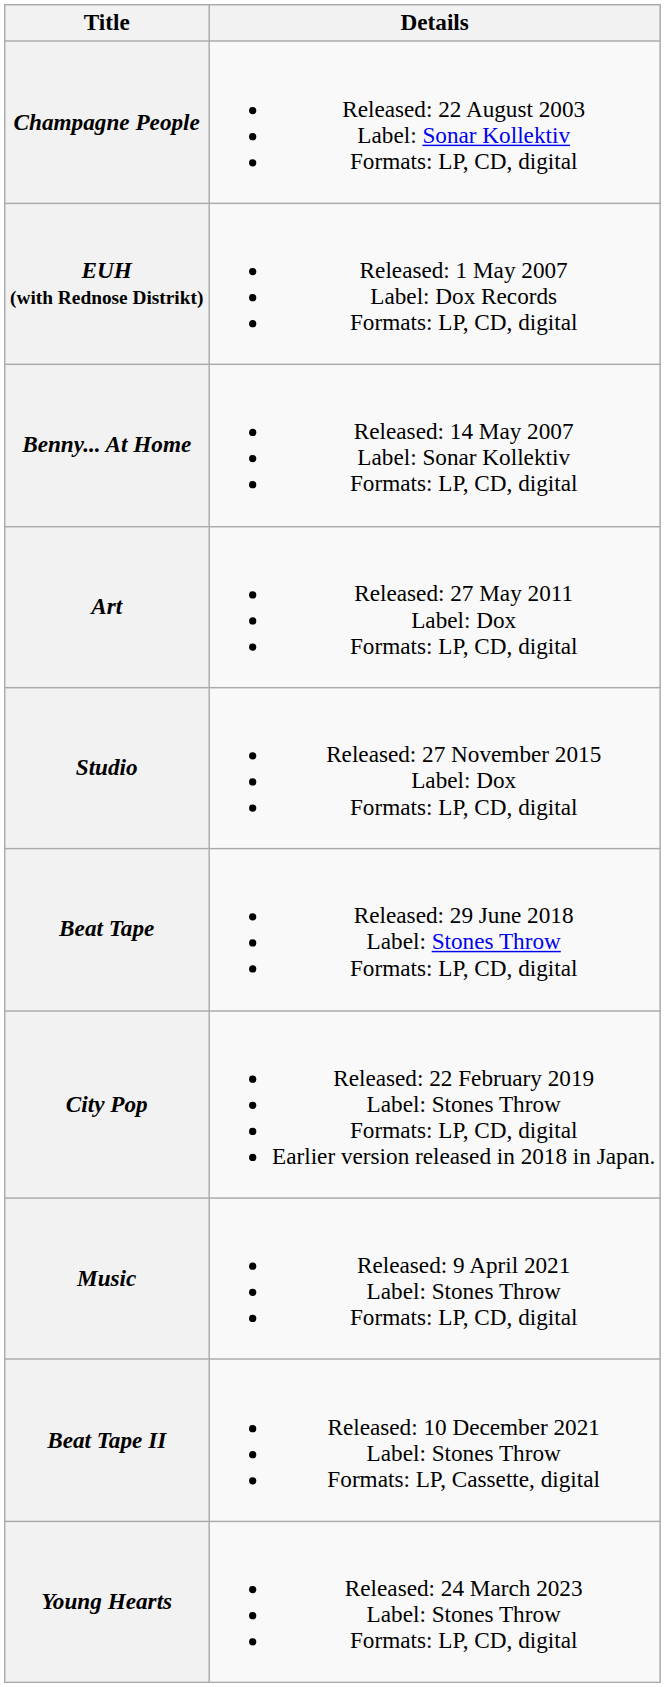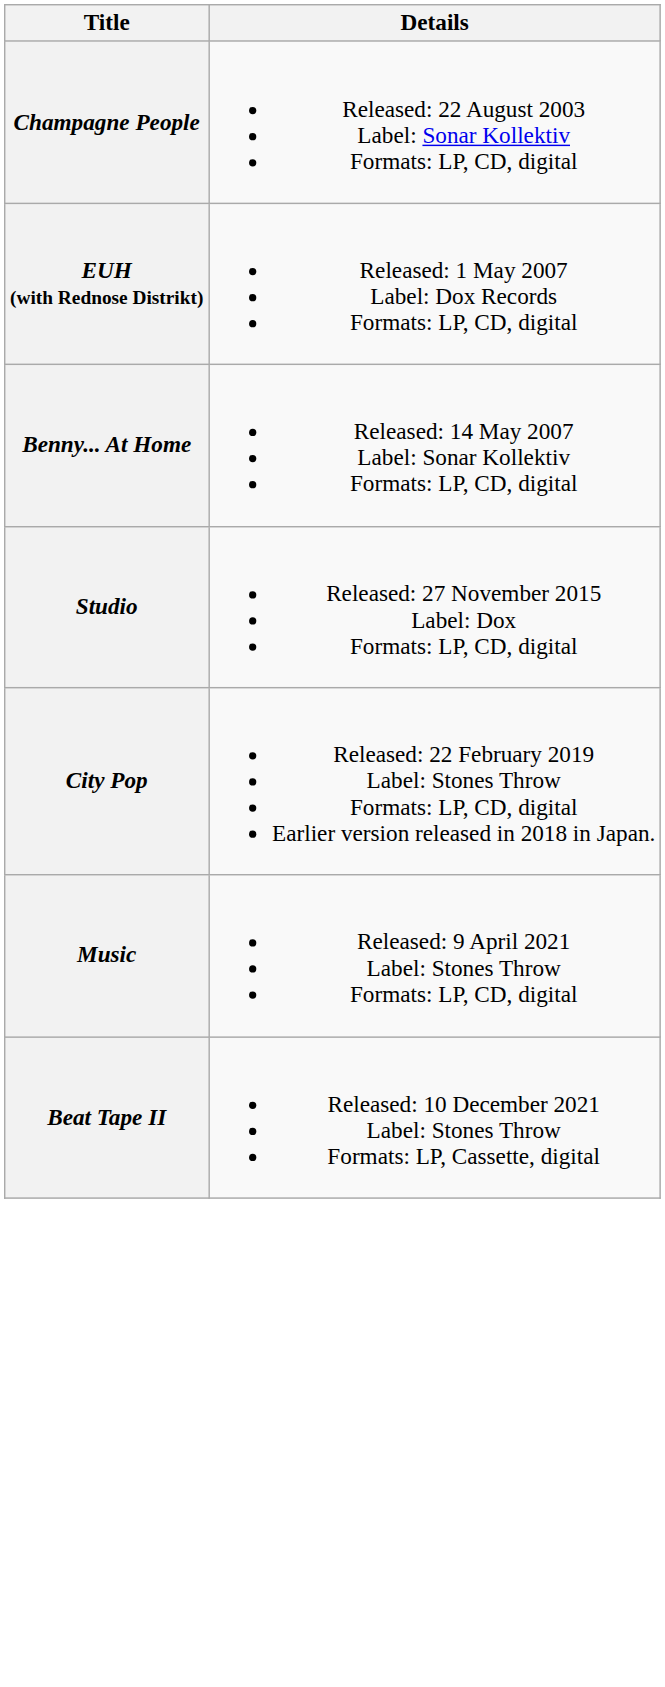- row: (107, 606)
- row: (107, 929)
- row: (107, 1601)
